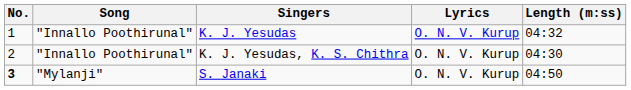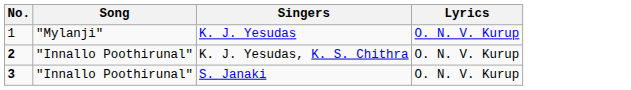- column: (574, 15)
(115, 35) "Innallo Poothirunal" -> (70, 35) "Mylanji"
(11, 55) normal -> (11, 55) bold
(70, 75) "Mylanji" -> (115, 75) "Innallo Poothirunal"
